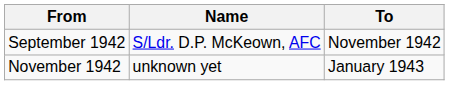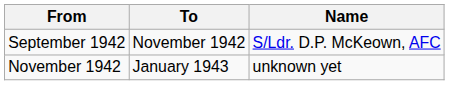columns swapped: (384, 17) <-> (227, 17)
